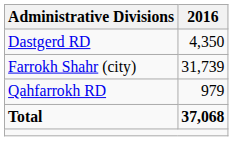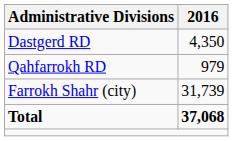rows swapped: (57, 91) <-> (72, 66)
